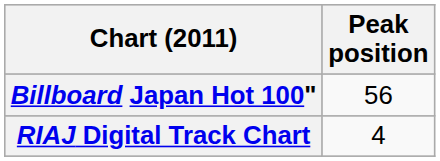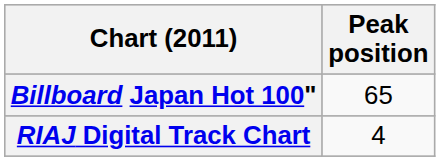(378, 94) 56 -> (378, 94) 65
